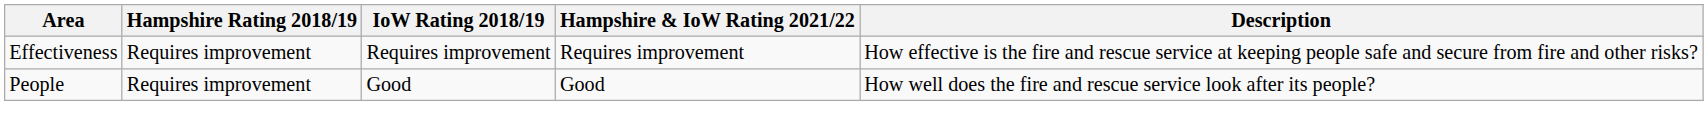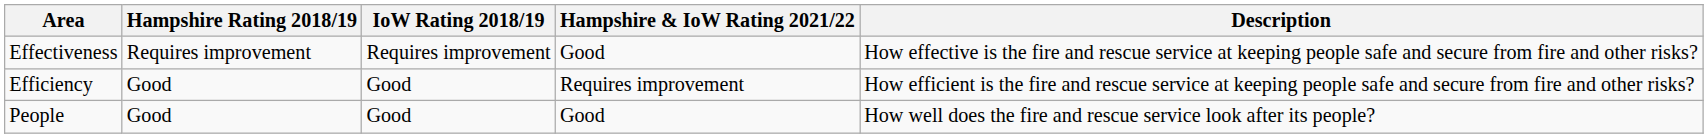(652, 52) Requires improvement -> (582, 52) Good
+ row: (51, 84)
(219, 84) Requires improvement -> (149, 116) Good
